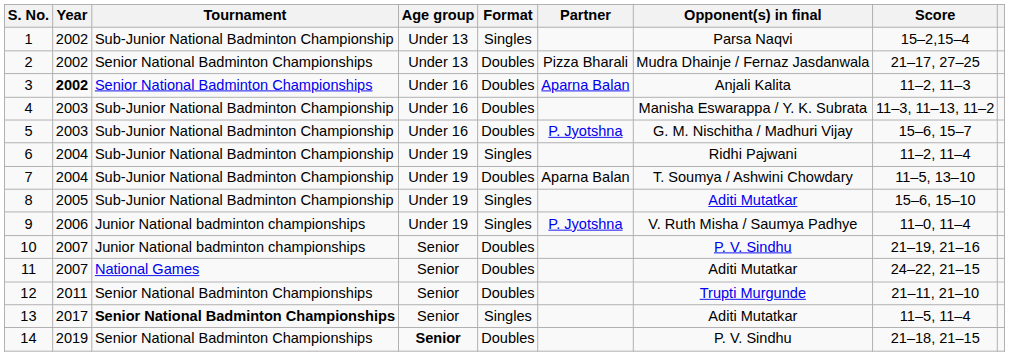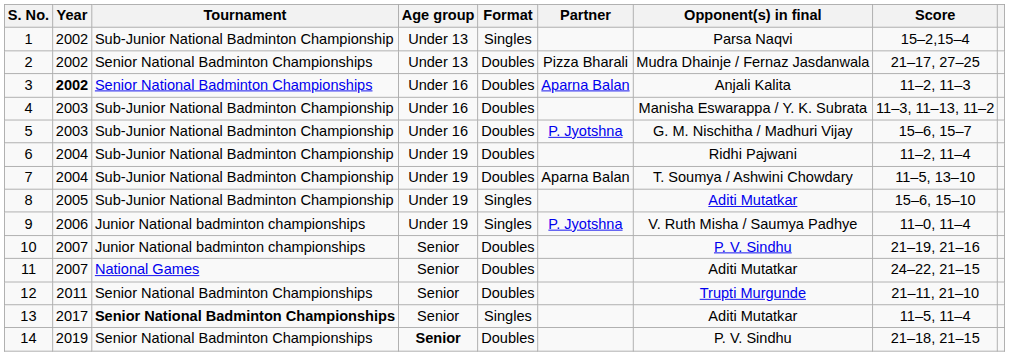(508, 154) Singles -> (508, 154) Doubles
